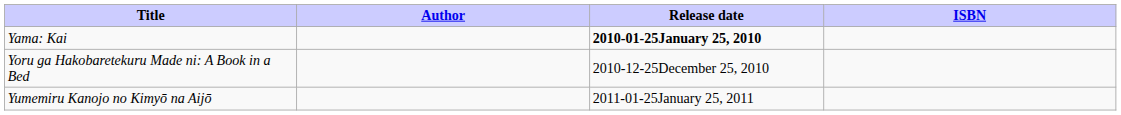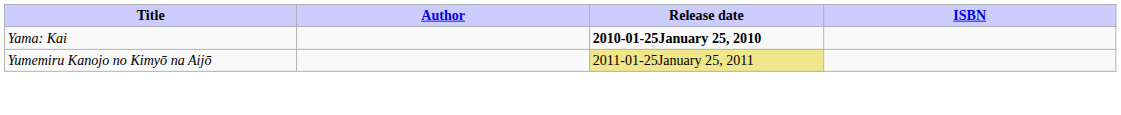- row: (139, 68)
(673, 98) no background -> (673, 60) khaki background
